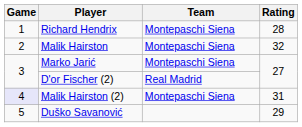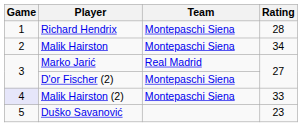(278, 46) 32 -> (278, 46) 34
(190, 63) Montepaschi Siena -> (173, 63) Real Madrid
(173, 79) Real Madrid -> (190, 79) Montepaschi Siena
(278, 96) 31 -> (278, 96) 33
(278, 113) 29 -> (278, 113) 23
